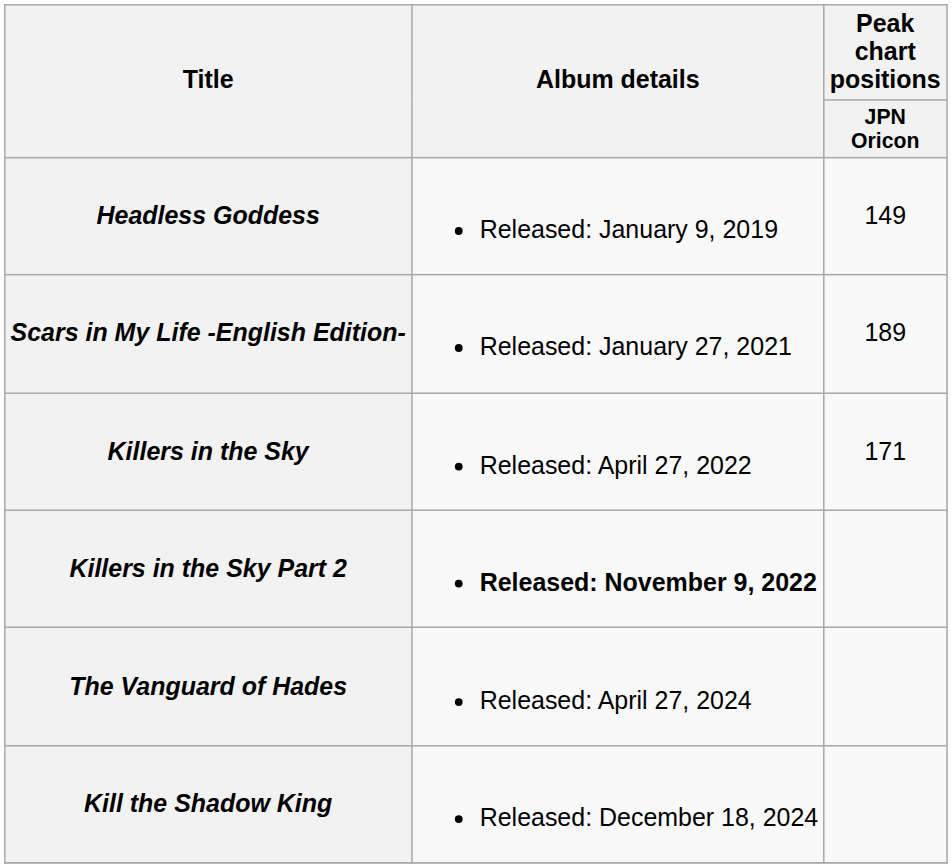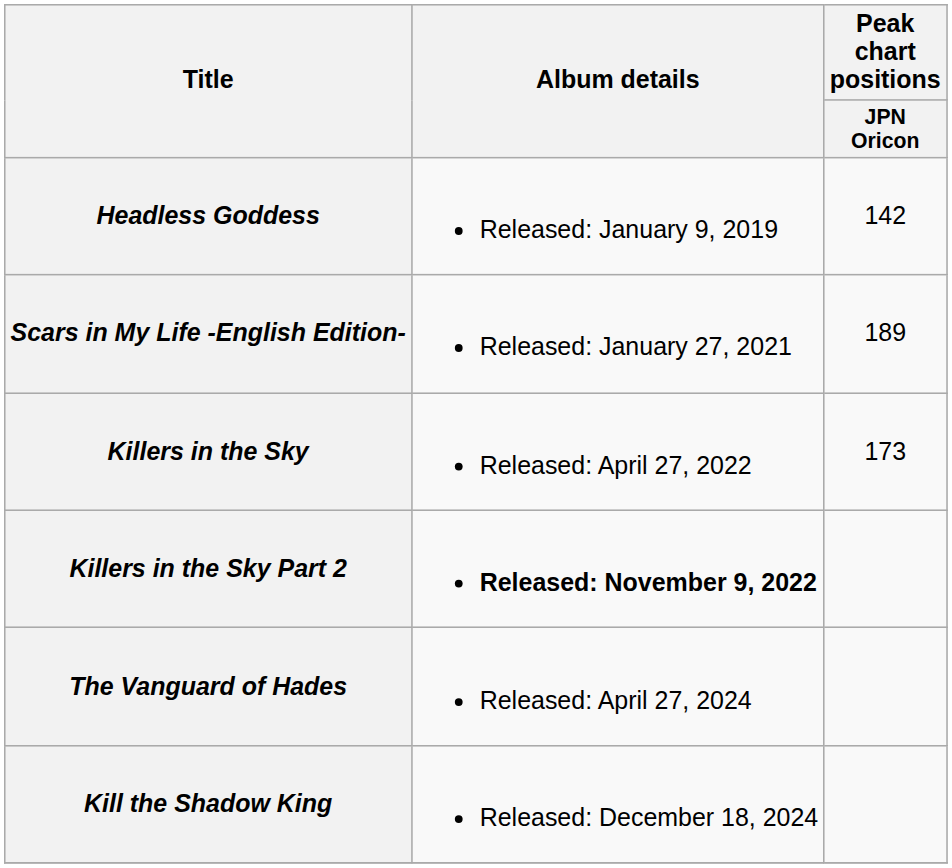(885, 215) 149 -> (885, 215) 142
(885, 451) 171 -> (885, 451) 173
